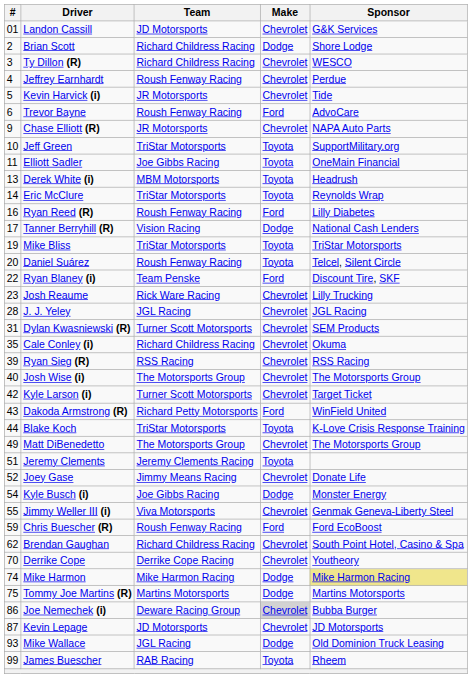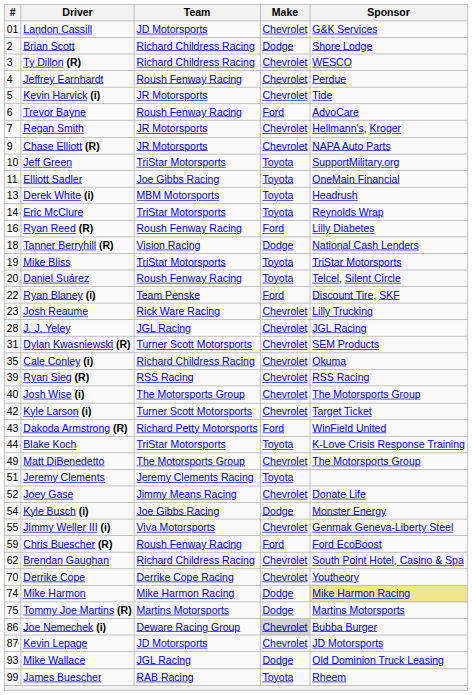+ row: (54, 129)
(13, 229) 17 -> (13, 245) 18
